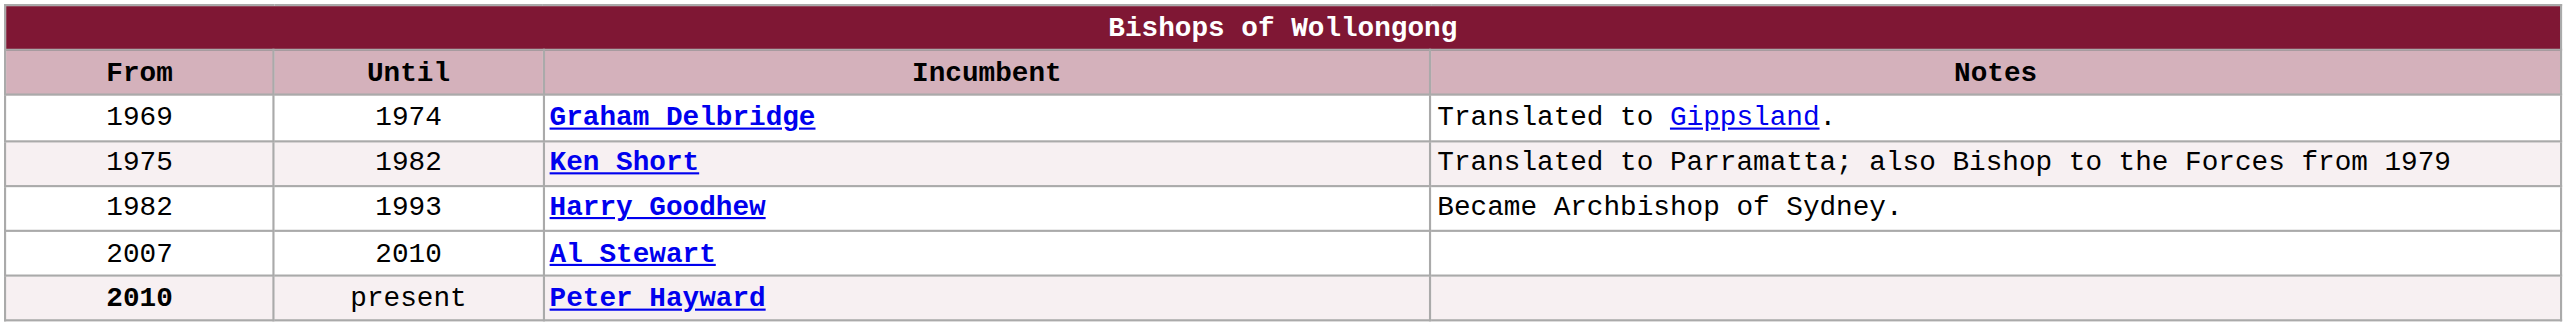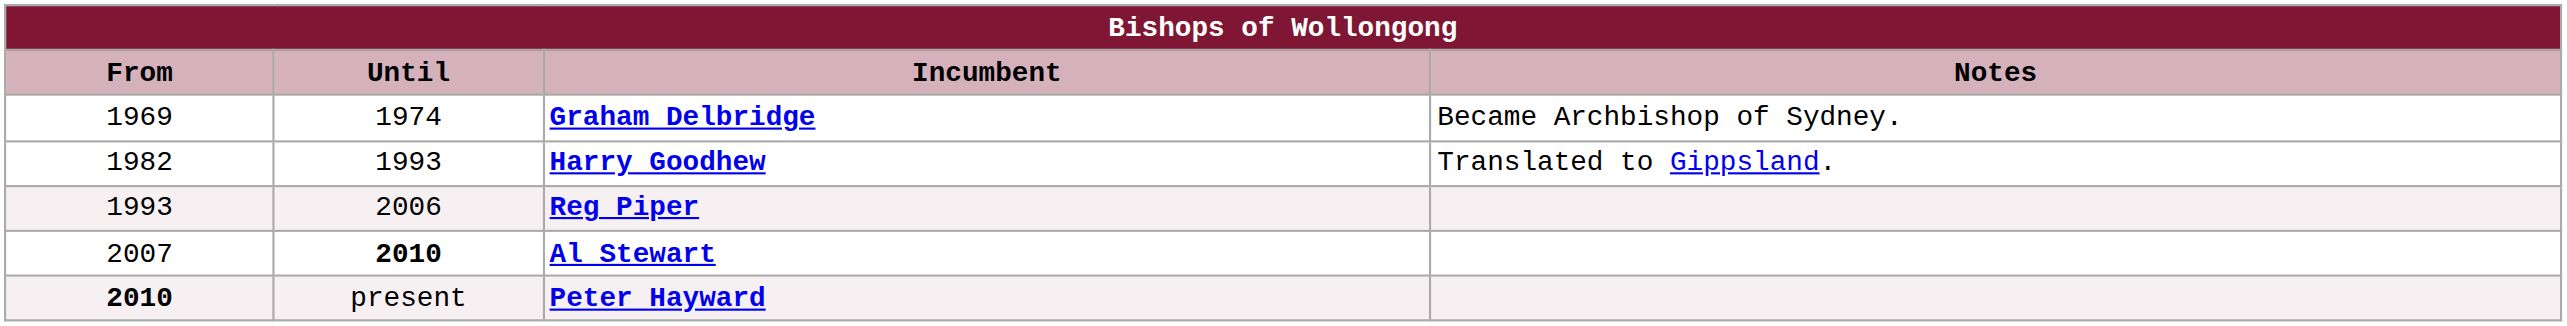(1637, 118) Translated to Gippsland. -> (1670, 118) Became Archbishop of Sydney.
- row: (624, 163)
(1670, 208) Became Archbishop of Sydney. -> (1637, 163) Translated to Gippsland.
+ row: (624, 208)
(409, 253) normal -> (409, 253) bold
